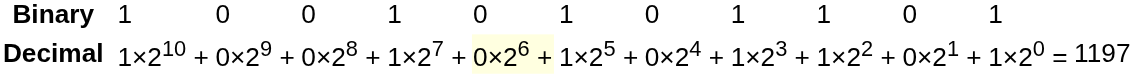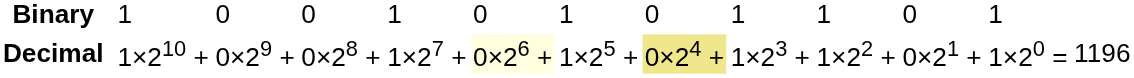(684, 53) no background -> (684, 53) khaki background
(1102, 53) 1197 -> (1102, 53) 1196
